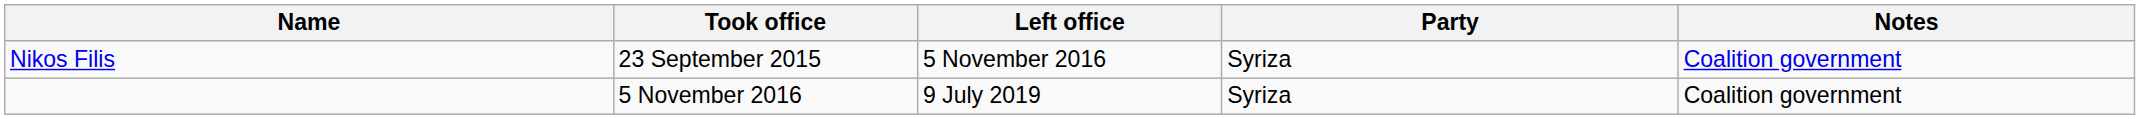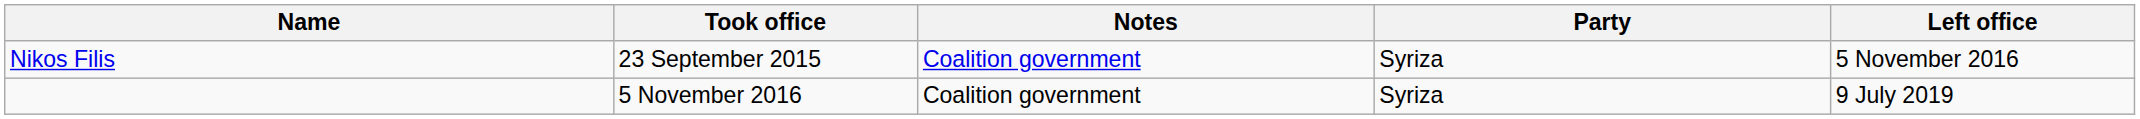columns swapped: (1070, 22) <-> (1907, 22)
